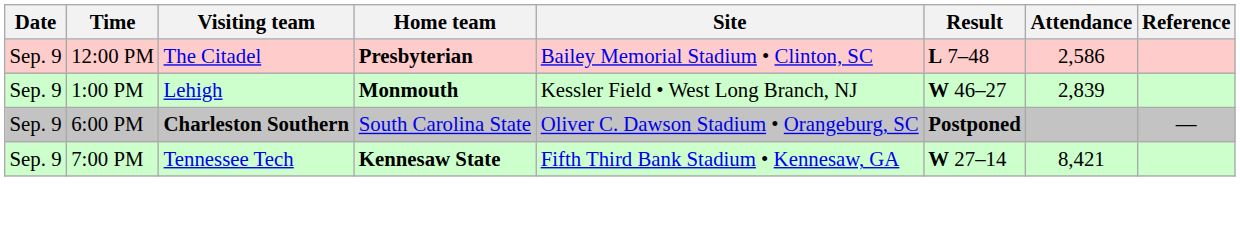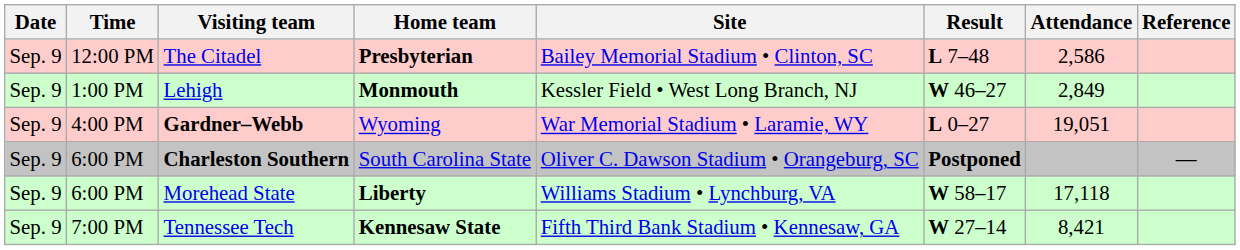(1081, 90) 2,839 -> (1081, 90) 2,849
+ row: (234, 124)
+ row: (229, 193)
